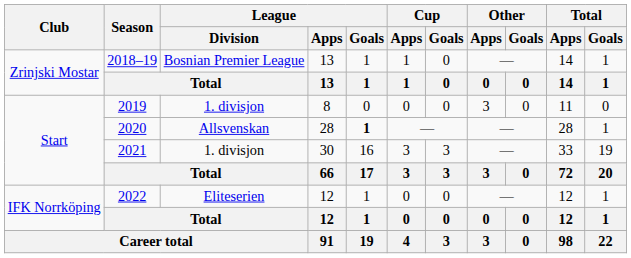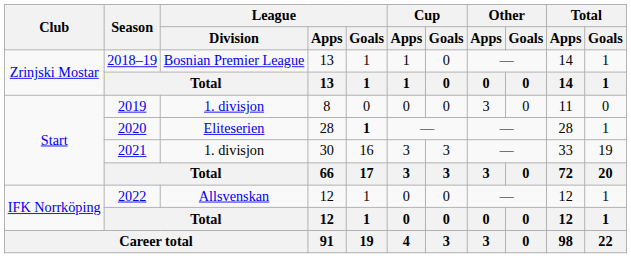(234, 128) Allsvenskan -> (234, 128) Eliteserien
(234, 196) Eliteserien -> (234, 196) Allsvenskan
